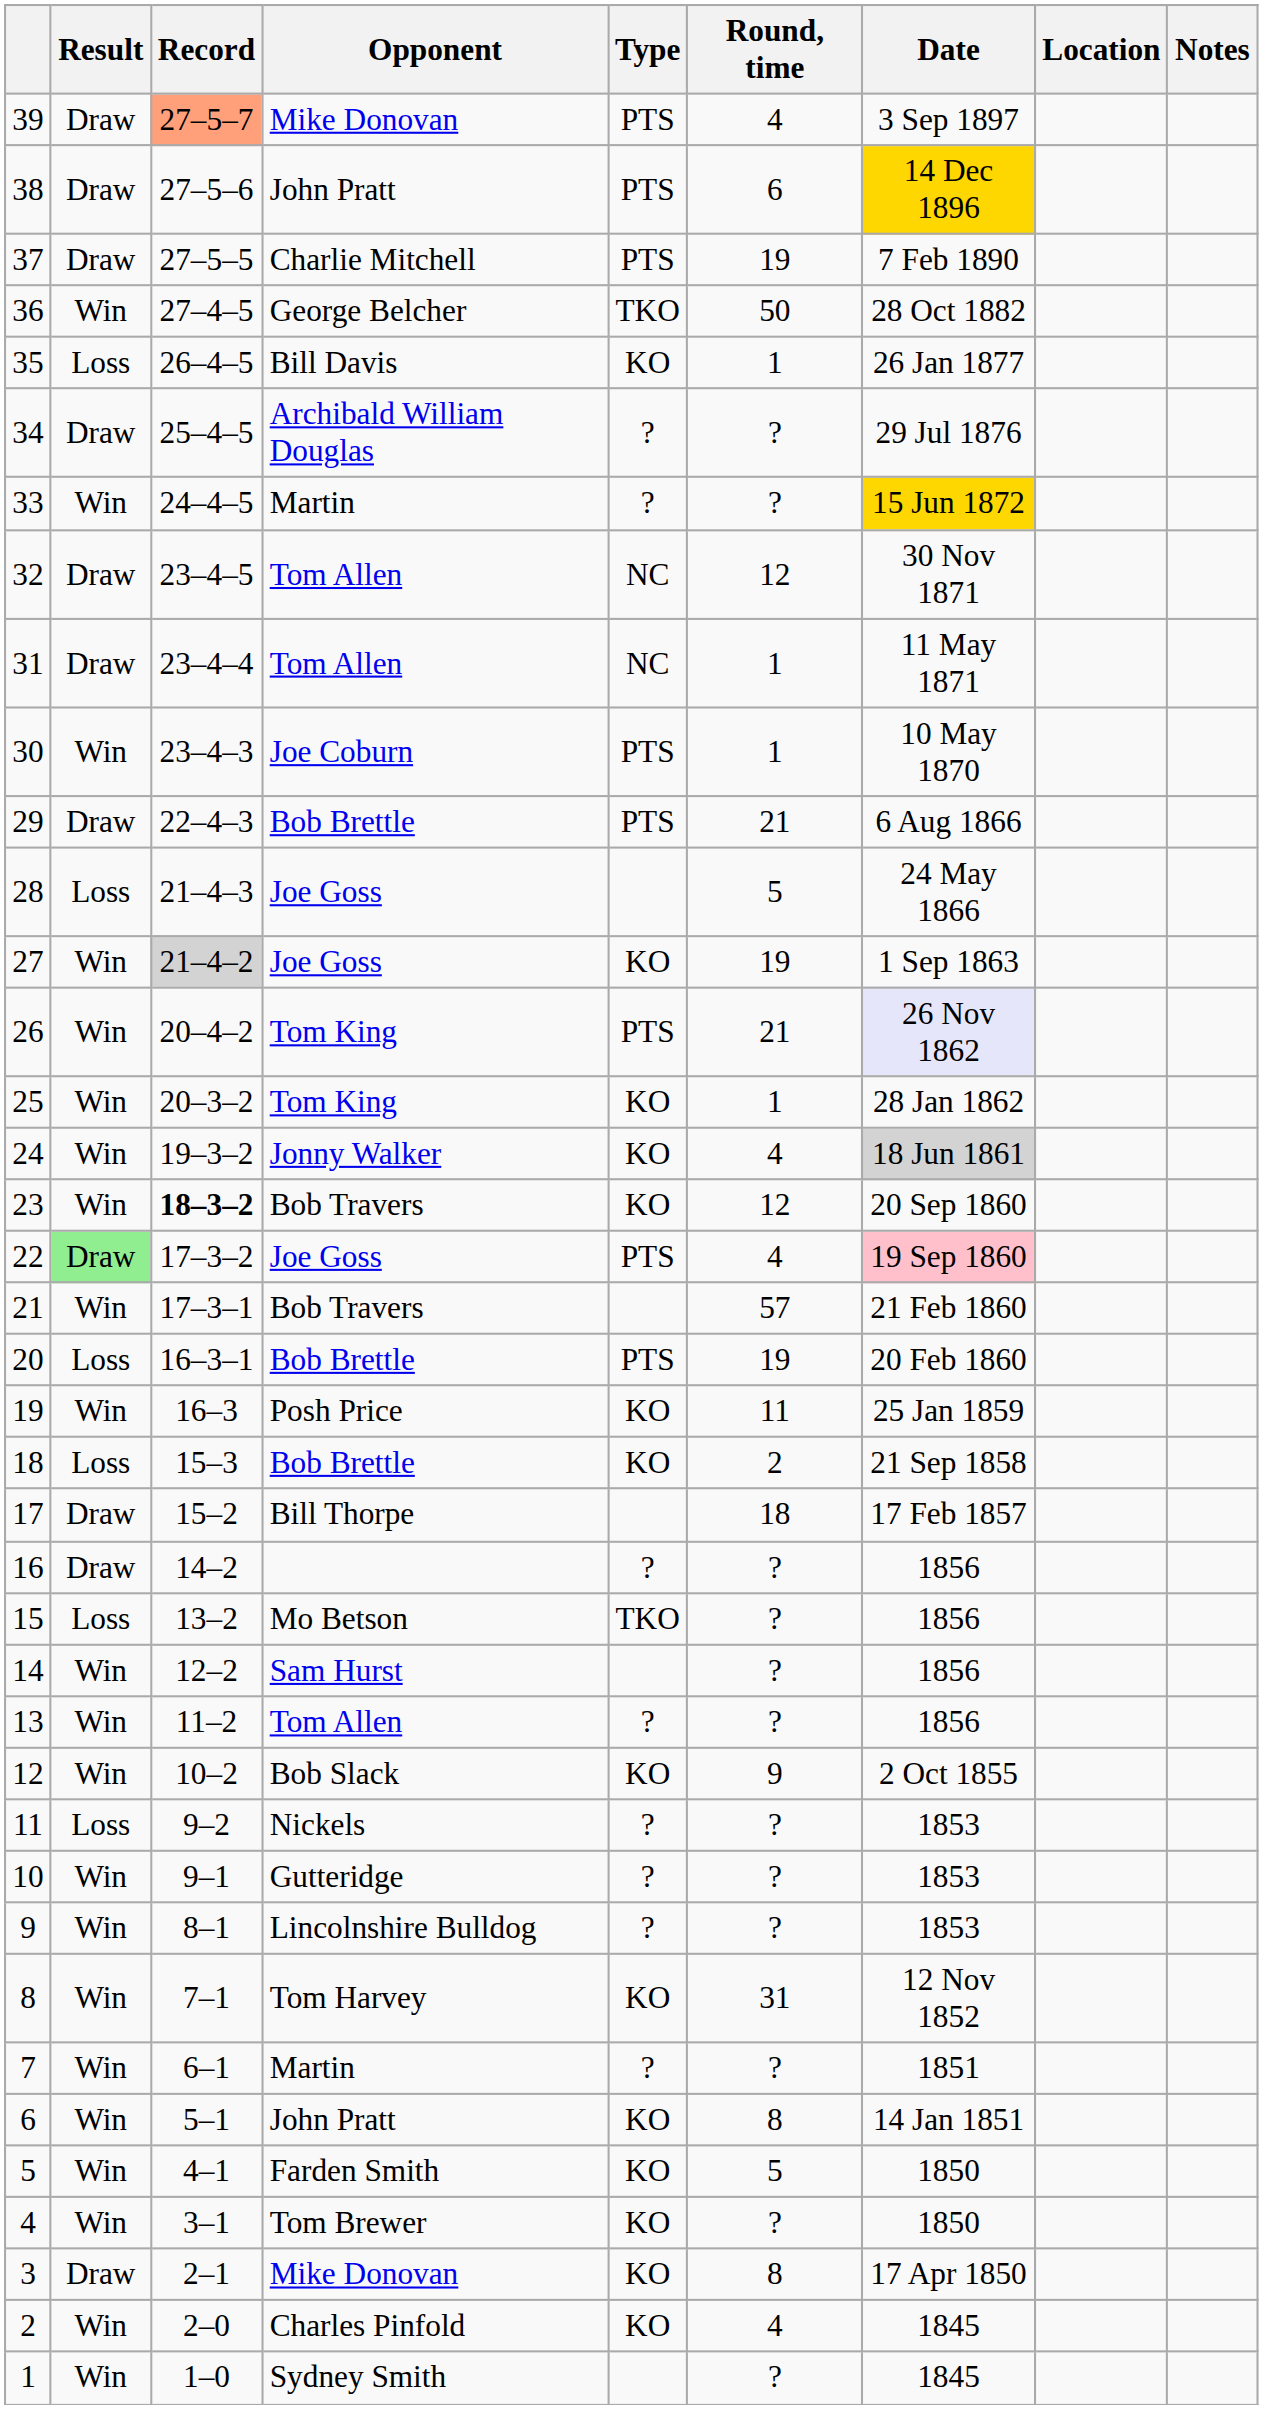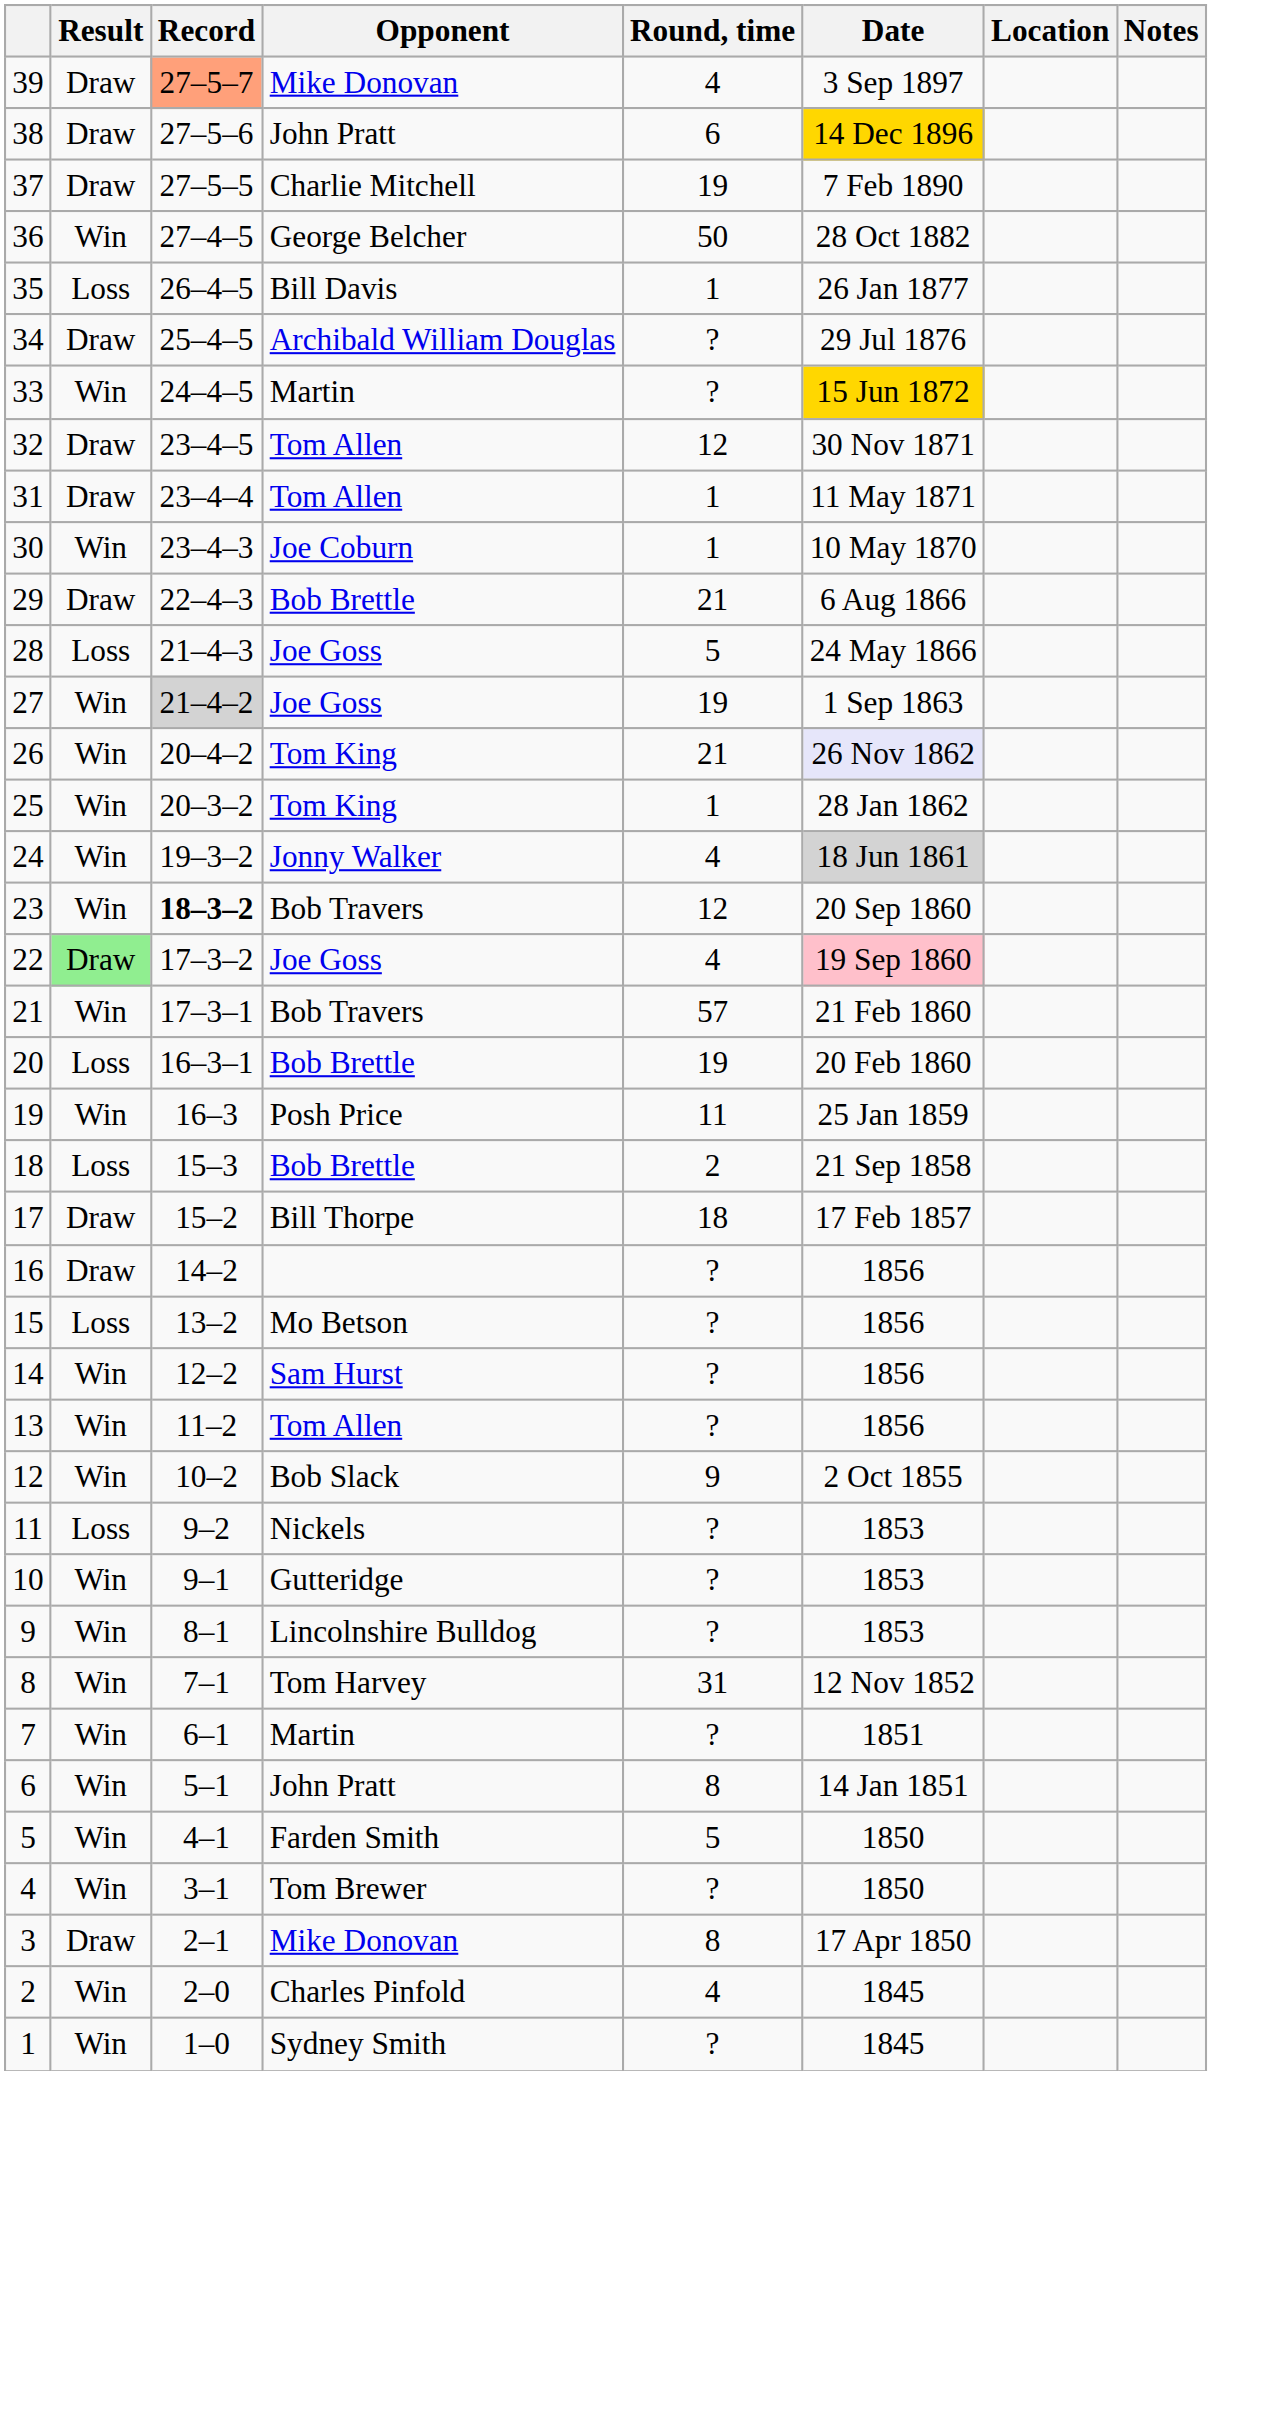- column: (648, 49)
